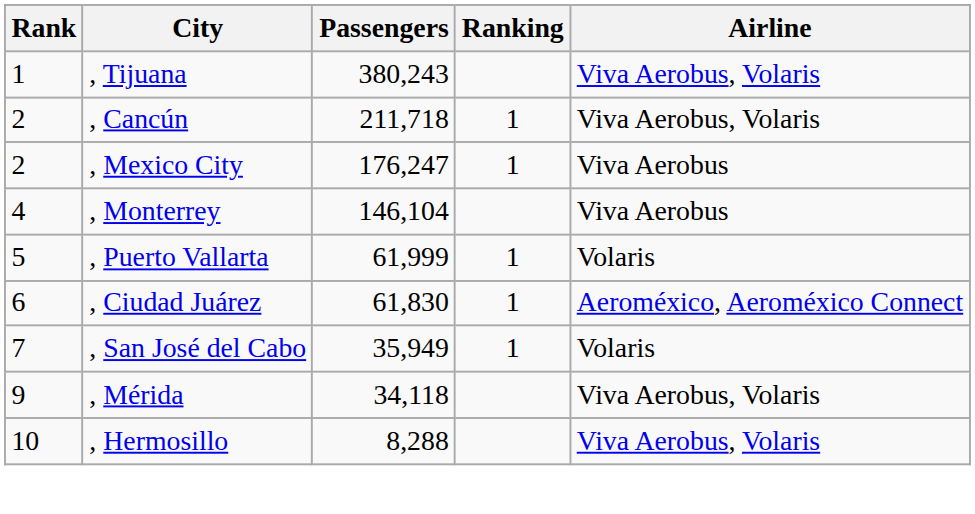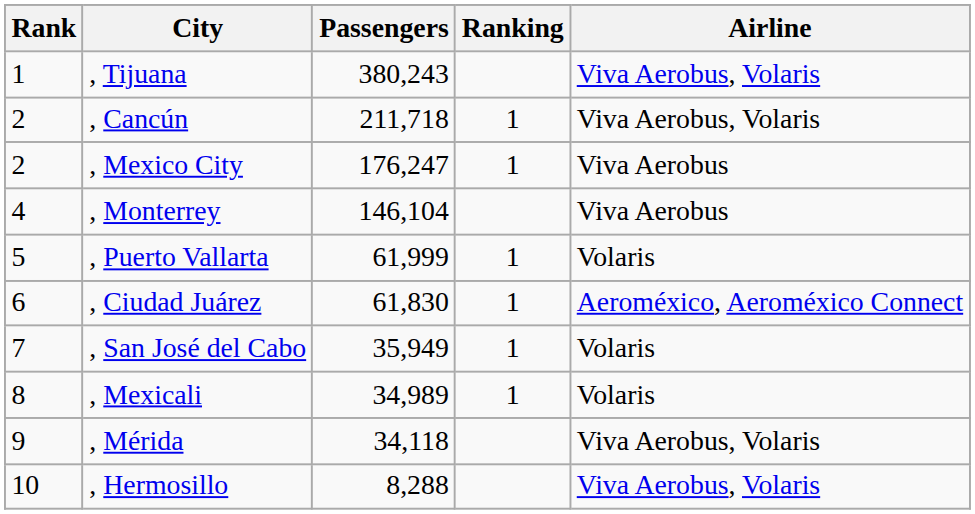+ row: (146, 394)
